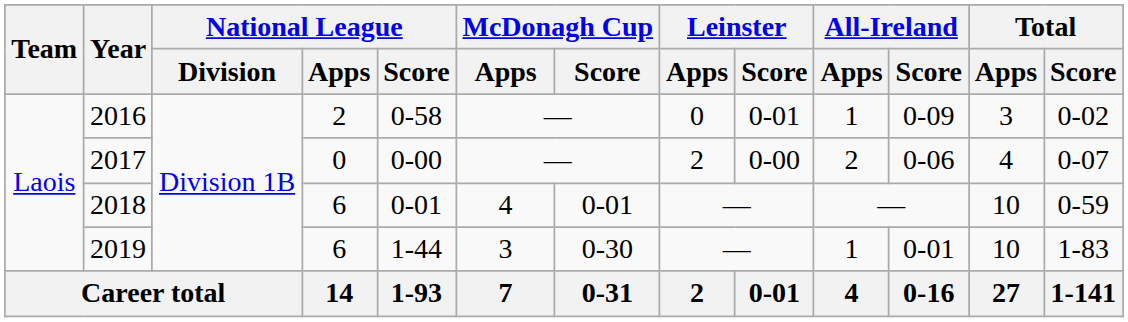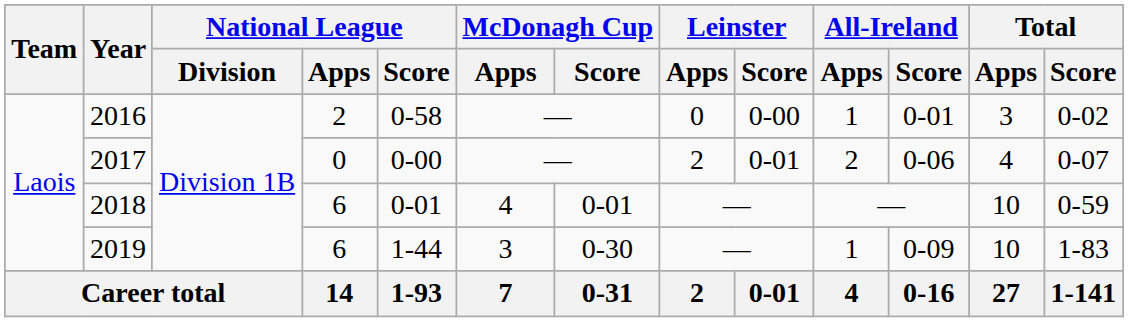(774, 115) 0-01 -> (774, 115) 0-00
(929, 115) 0-09 -> (929, 115) 0-01
(774, 159) 0-00 -> (774, 159) 0-01
(929, 248) 0-01 -> (929, 248) 0-09
